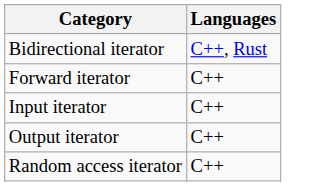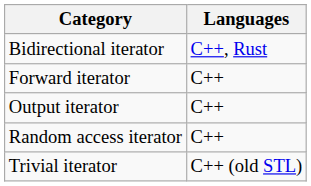- row: (58, 107)
+ row: (63, 166)
